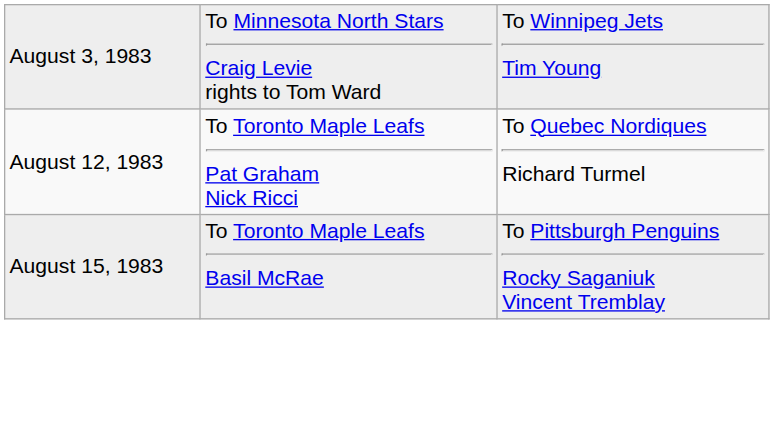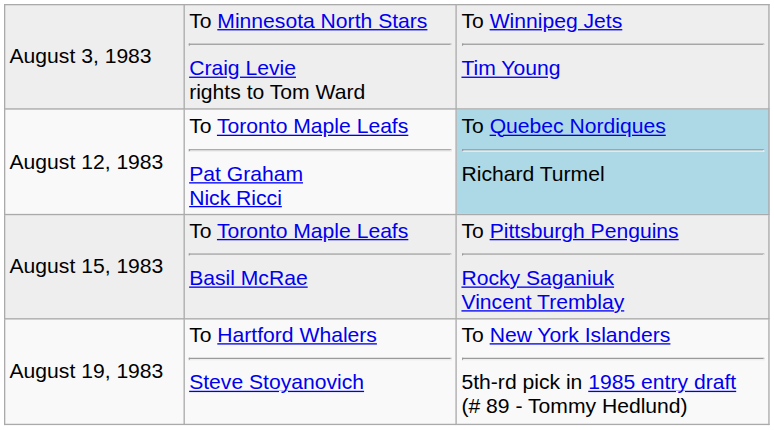(633, 149) no background -> (613, 149) lightblue background
+ row: (86, 371)
